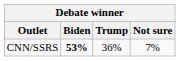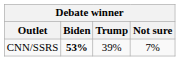(112, 47) 36% -> (112, 47) 39%
